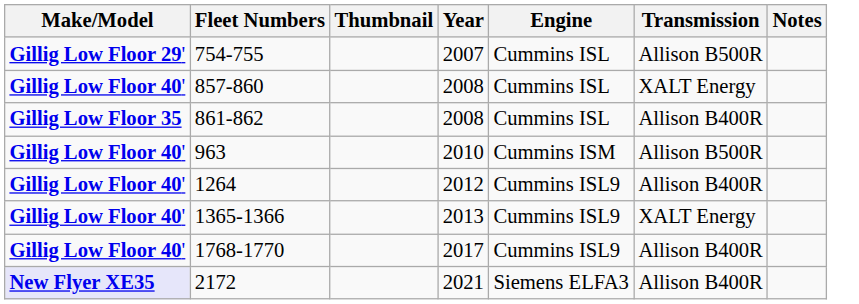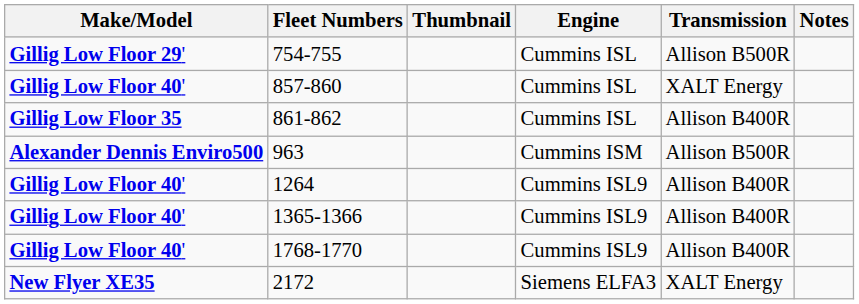- column: (463, 20)
(97, 151) Gillig Low Floor 40' -> (136, 151) Alexander Dennis Enviro500
(697, 217) XALT Energy -> (728, 217) Allison B400R
(82, 282) lavender background -> (82, 282) no background
(701, 282) Allison B400R -> (724, 282) XALT Energy
